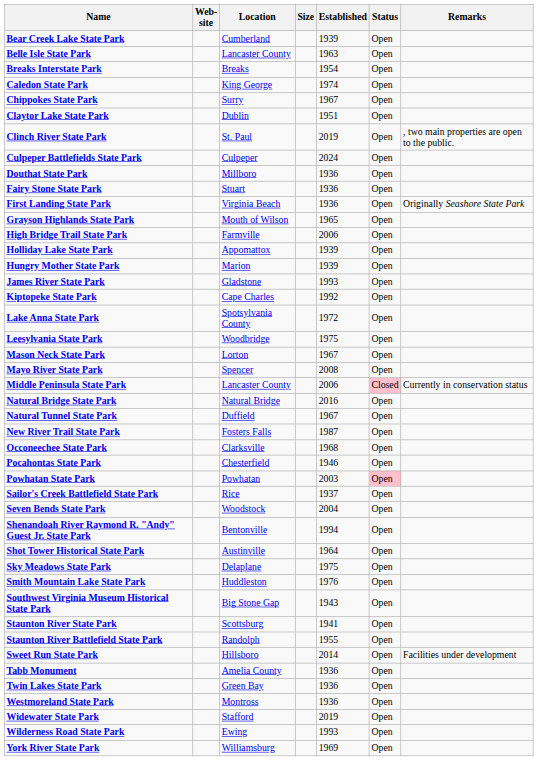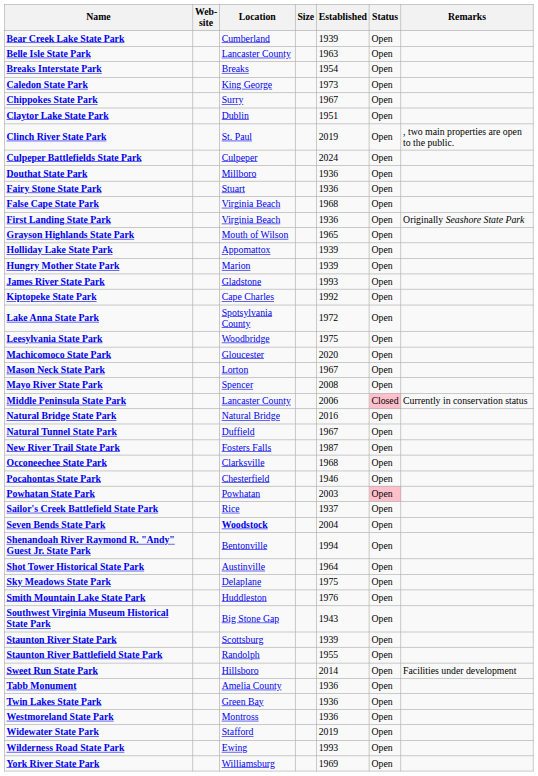(328, 85) 1974 -> (328, 85) 1973
+ row: (53, 204)
- row: (67, 235)
+ row: (59, 354)
(244, 509) normal -> (245, 525) bold
(328, 624) 1941 -> (328, 639) 1939
